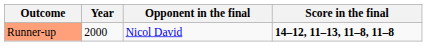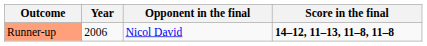(96, 31) 2000 -> (96, 31) 2006
